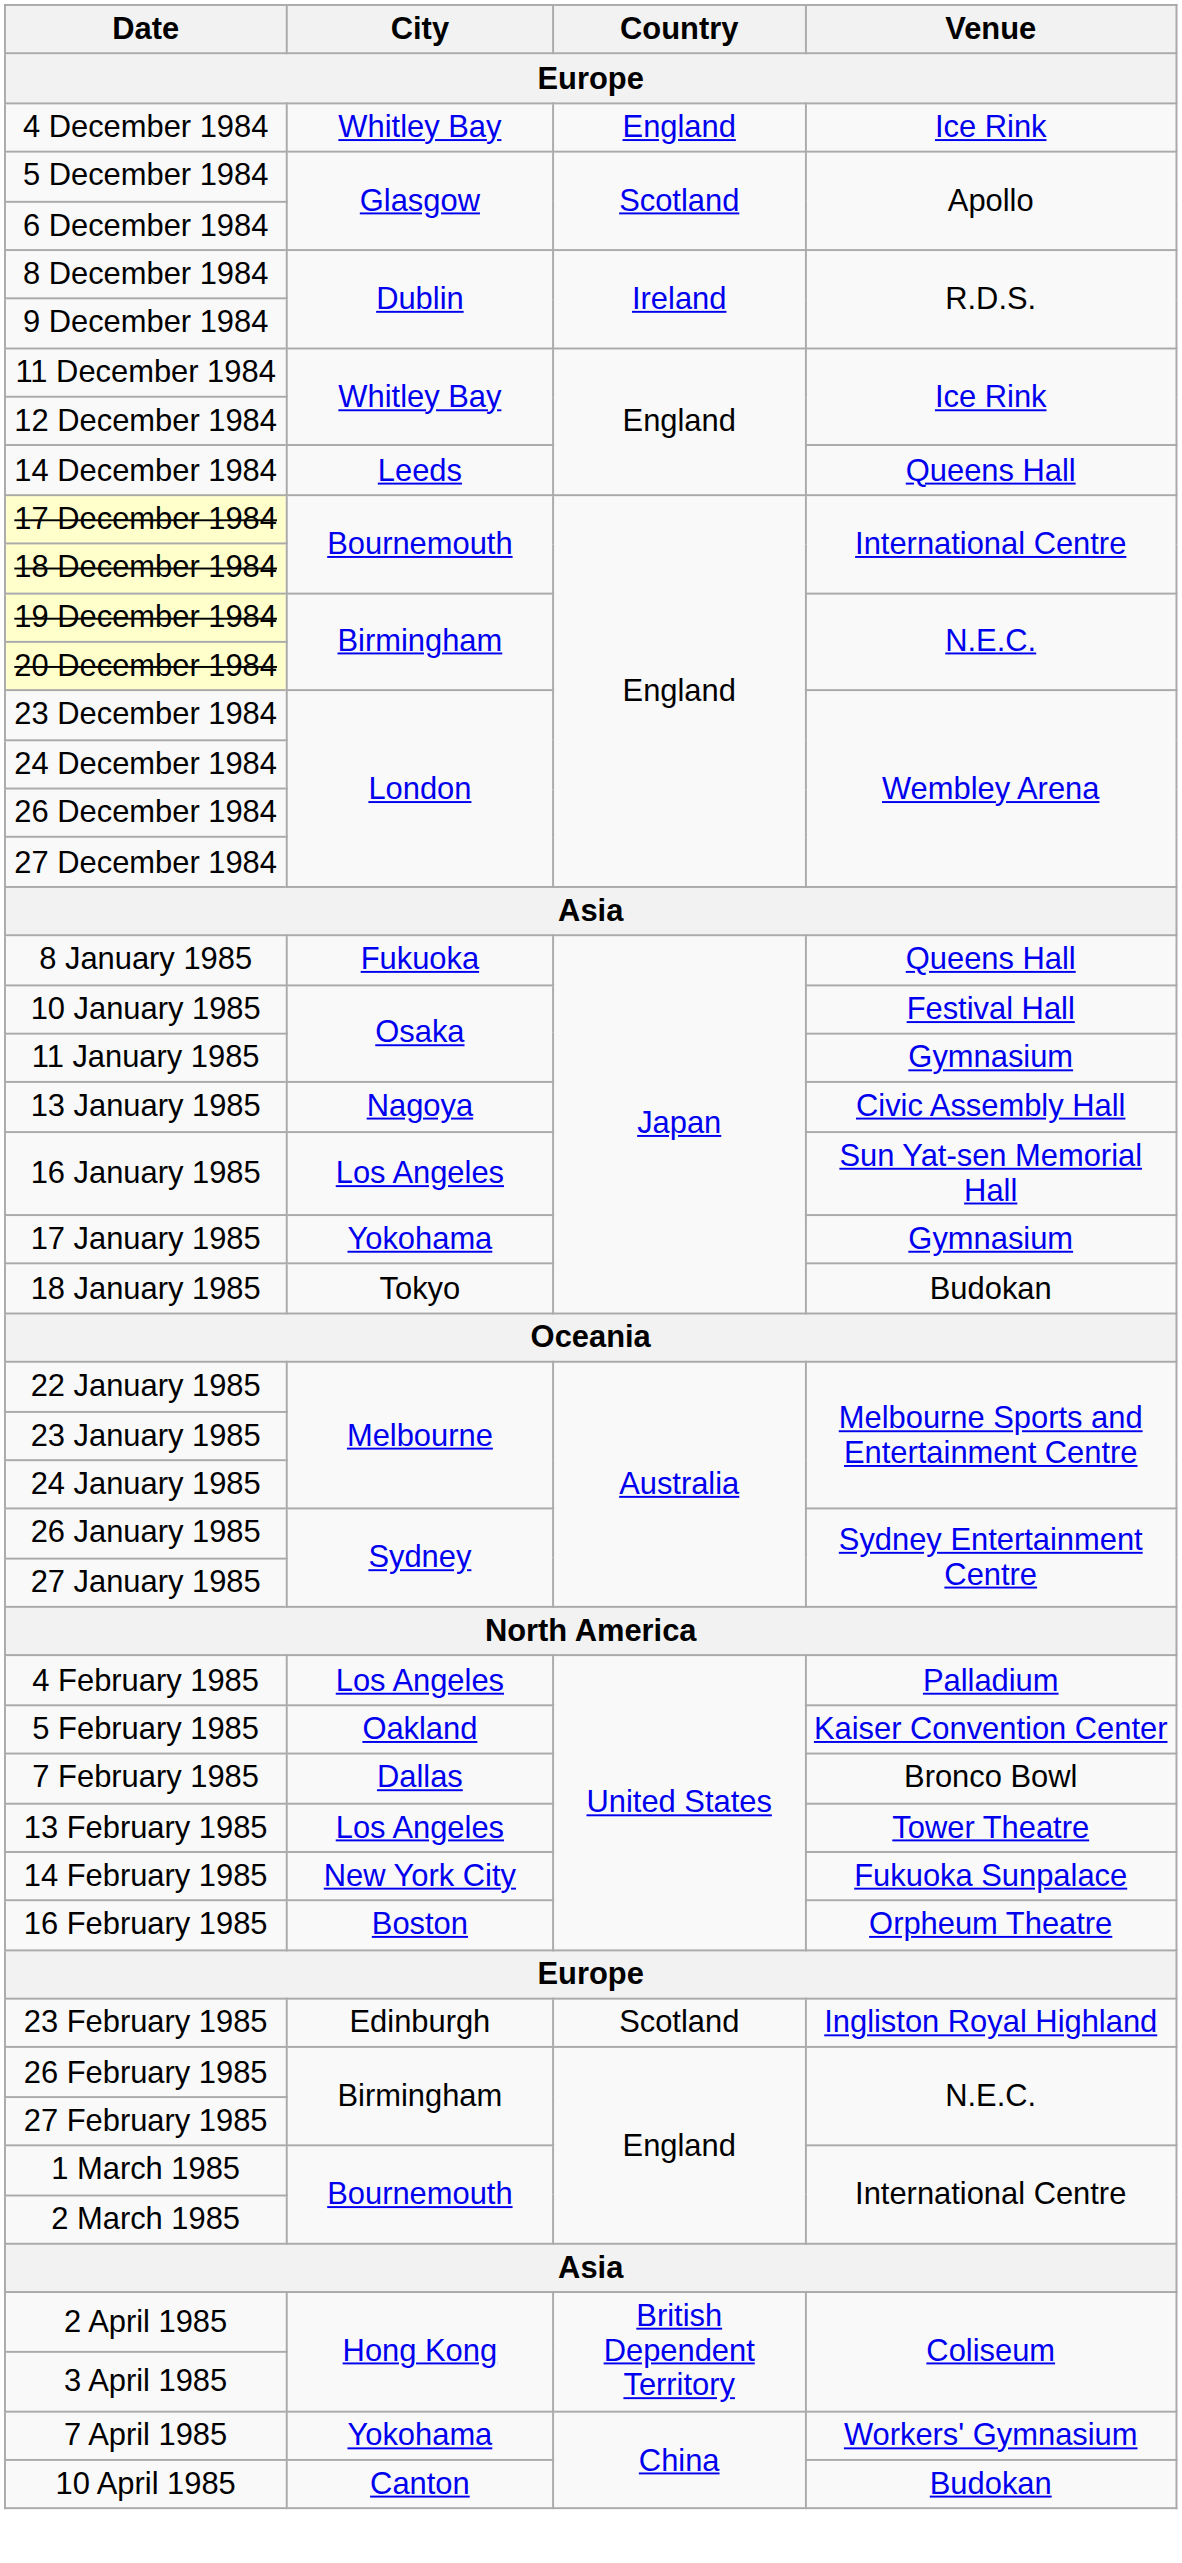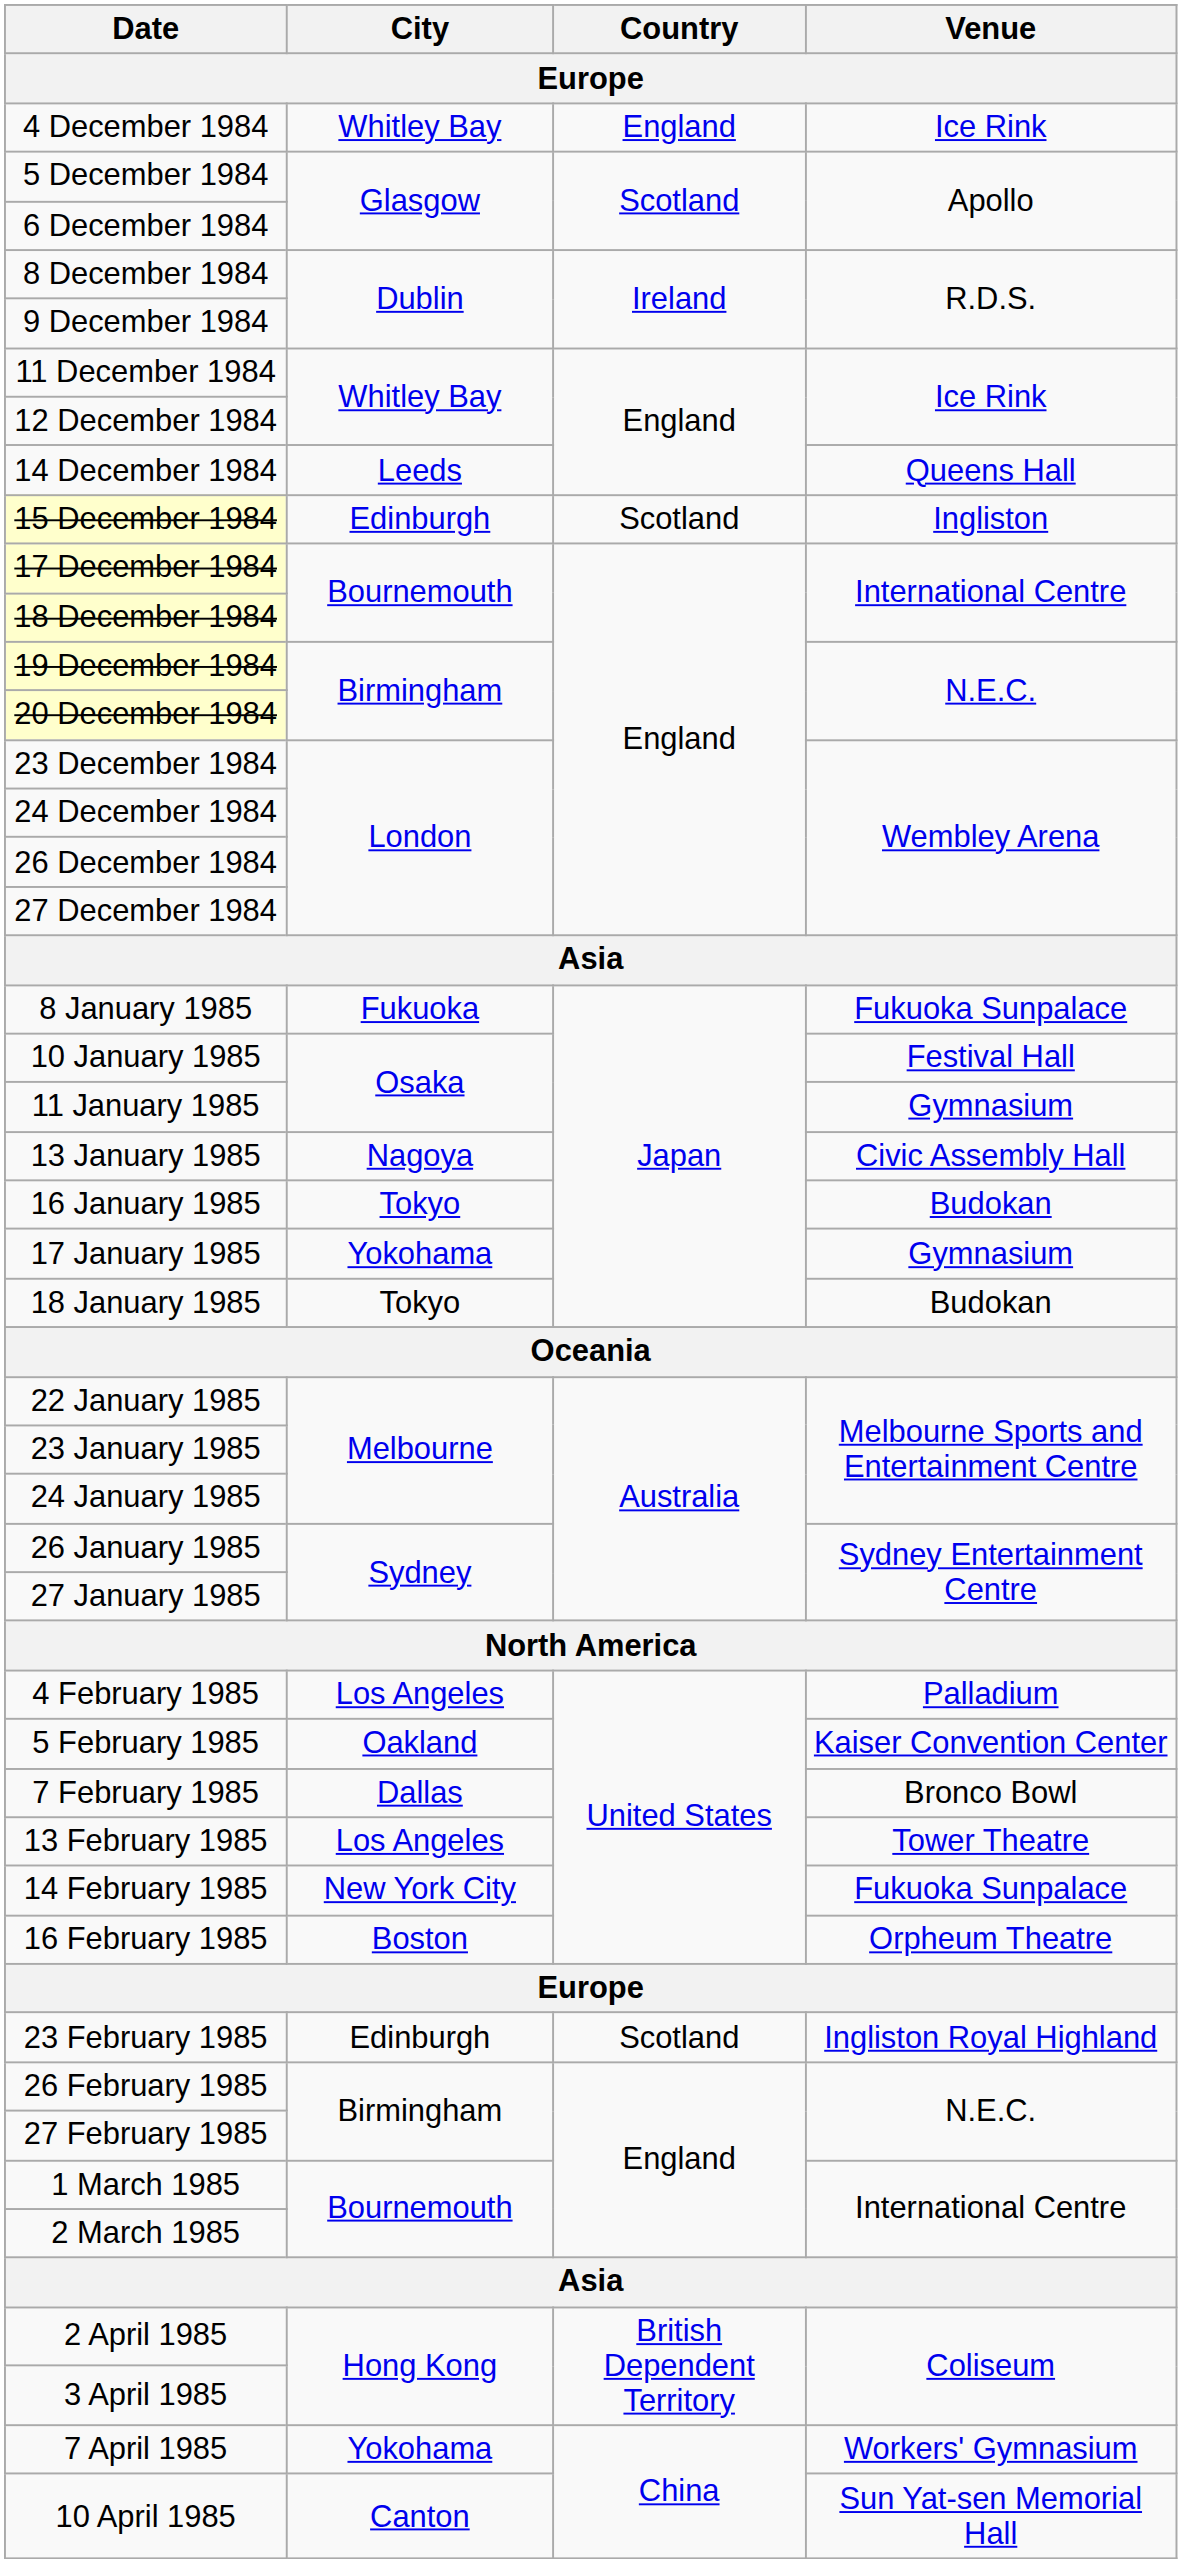+ row: (146, 518)
(991, 959) Queens Hall -> (991, 1008) Fukuoka Sunpalace
(420, 1172) Los Angeles -> (420, 1204) Tokyo
(991, 1172) Sun Yat-sen Memorial Hall -> (991, 1204) Budokan
(991, 2483) Budokan -> (991, 2515) Sun Yat-sen Memorial Hall
